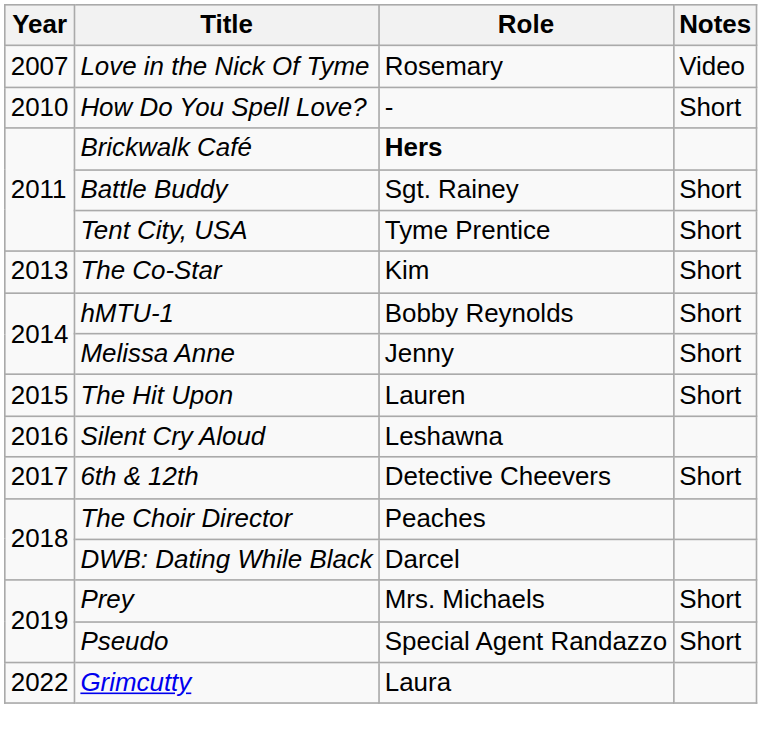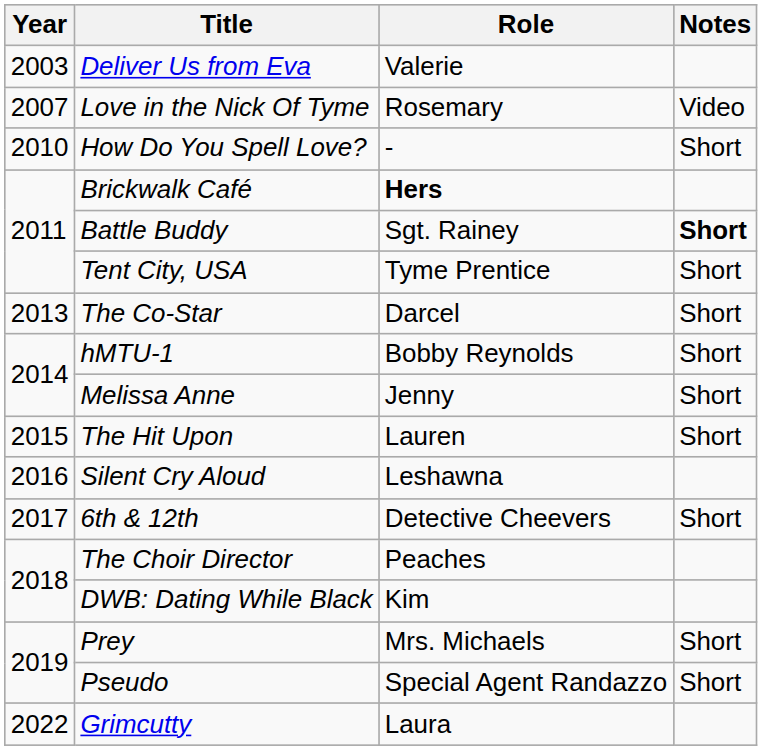+ row: (196, 66)
(710, 189) normal -> (713, 230) bold
(407, 271) Kim -> (422, 312) Darcel
(422, 559) Darcel -> (407, 600) Kim
